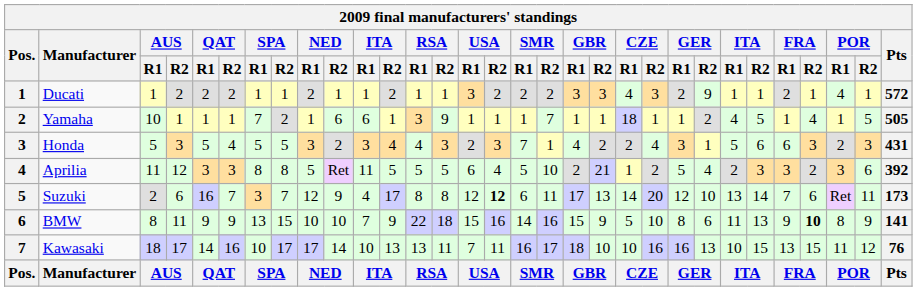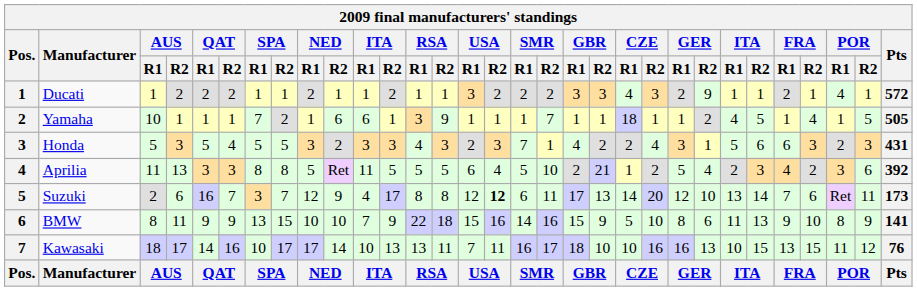(392, 144) 4 -> (392, 144) 3
(179, 170) 12 -> (179, 170) 13
(787, 170) 3 -> (787, 170) 4
(813, 221) bold -> (813, 221) normal
